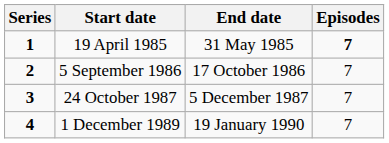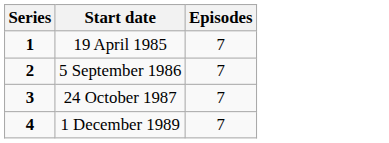- column: (249, 17)
(348, 44) bold -> (221, 44) normal
